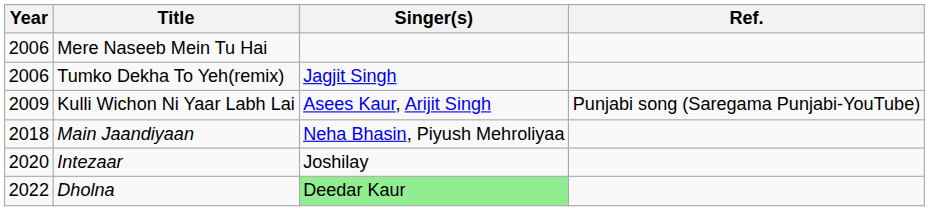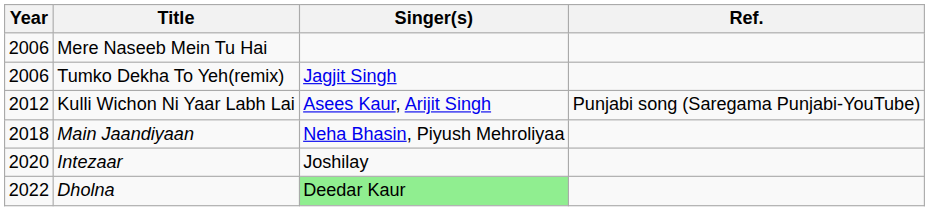(29, 104) 2009 -> (29, 104) 2012
